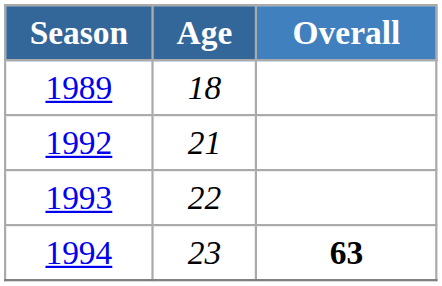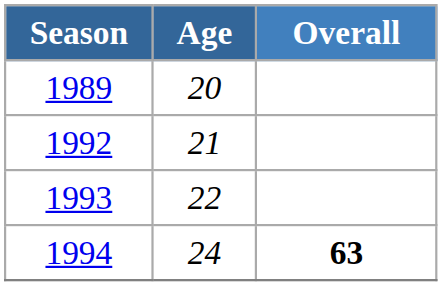(204, 87) 18 -> (204, 87) 20
(204, 252) 23 -> (204, 252) 24
